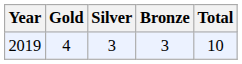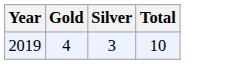- column: (165, 18)
